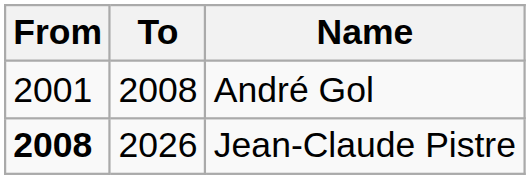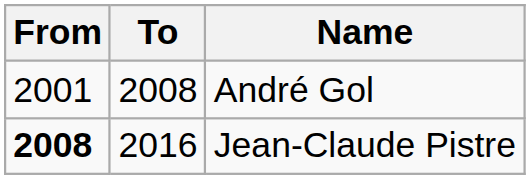(158, 145) 2026 -> (158, 145) 2016
